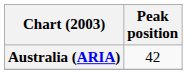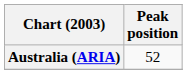(153, 57) 42 -> (153, 57) 52
